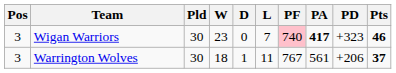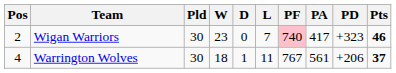(18, 36) 3 -> (18, 36) 2
(319, 36) bold -> (319, 36) normal
(18, 57) 3 -> (18, 57) 4
